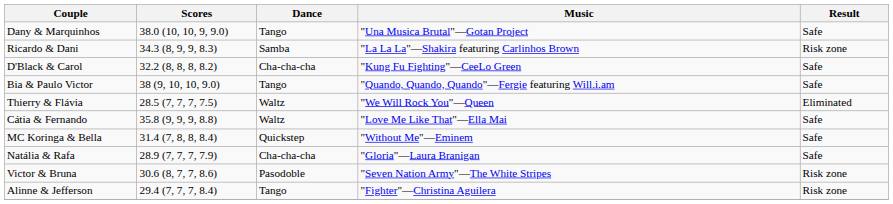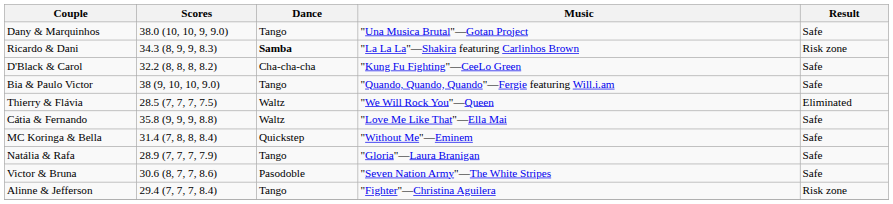(274, 48) normal -> (275, 48) bold
(287, 155) Cha-cha-cha -> (273, 155) Tango
(825, 173) Risk zone -> (813, 173) Safe
